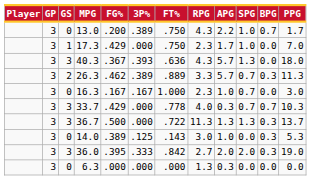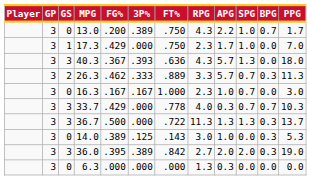(142, 76) .389 -> (142, 76) .333
(142, 152) .333 -> (142, 152) .389
